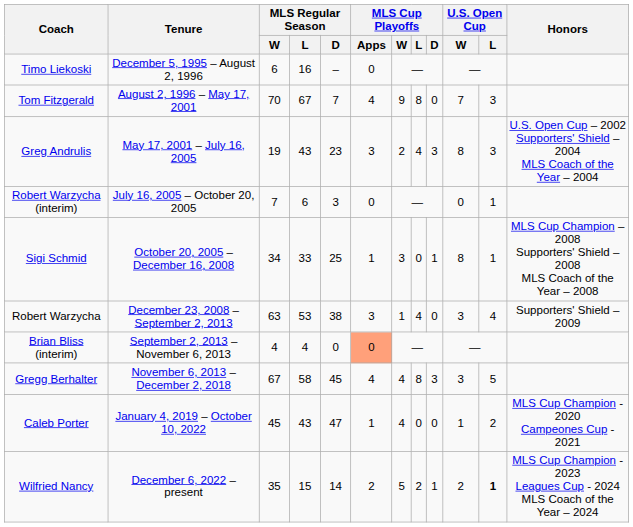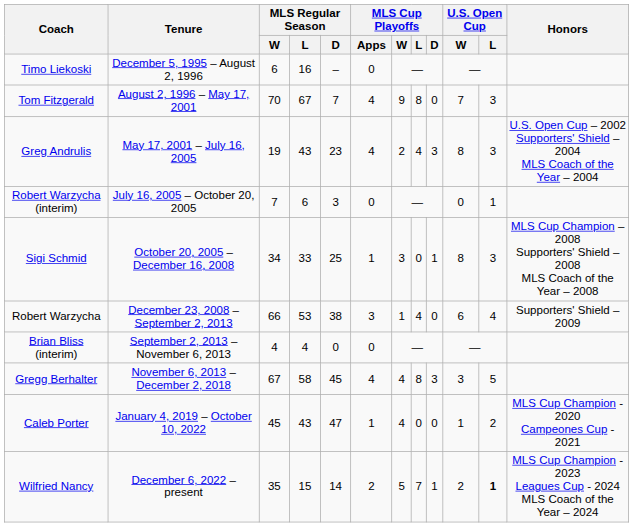(371, 151) 3 -> (371, 151) 4
(493, 259) 1 -> (493, 259) 3
(274, 316) 63 -> (274, 316) 66
(461, 316) 3 -> (461, 316) 6
(371, 347) lightsalmon background -> (371, 347) no background
(419, 486) 2 -> (419, 486) 7
